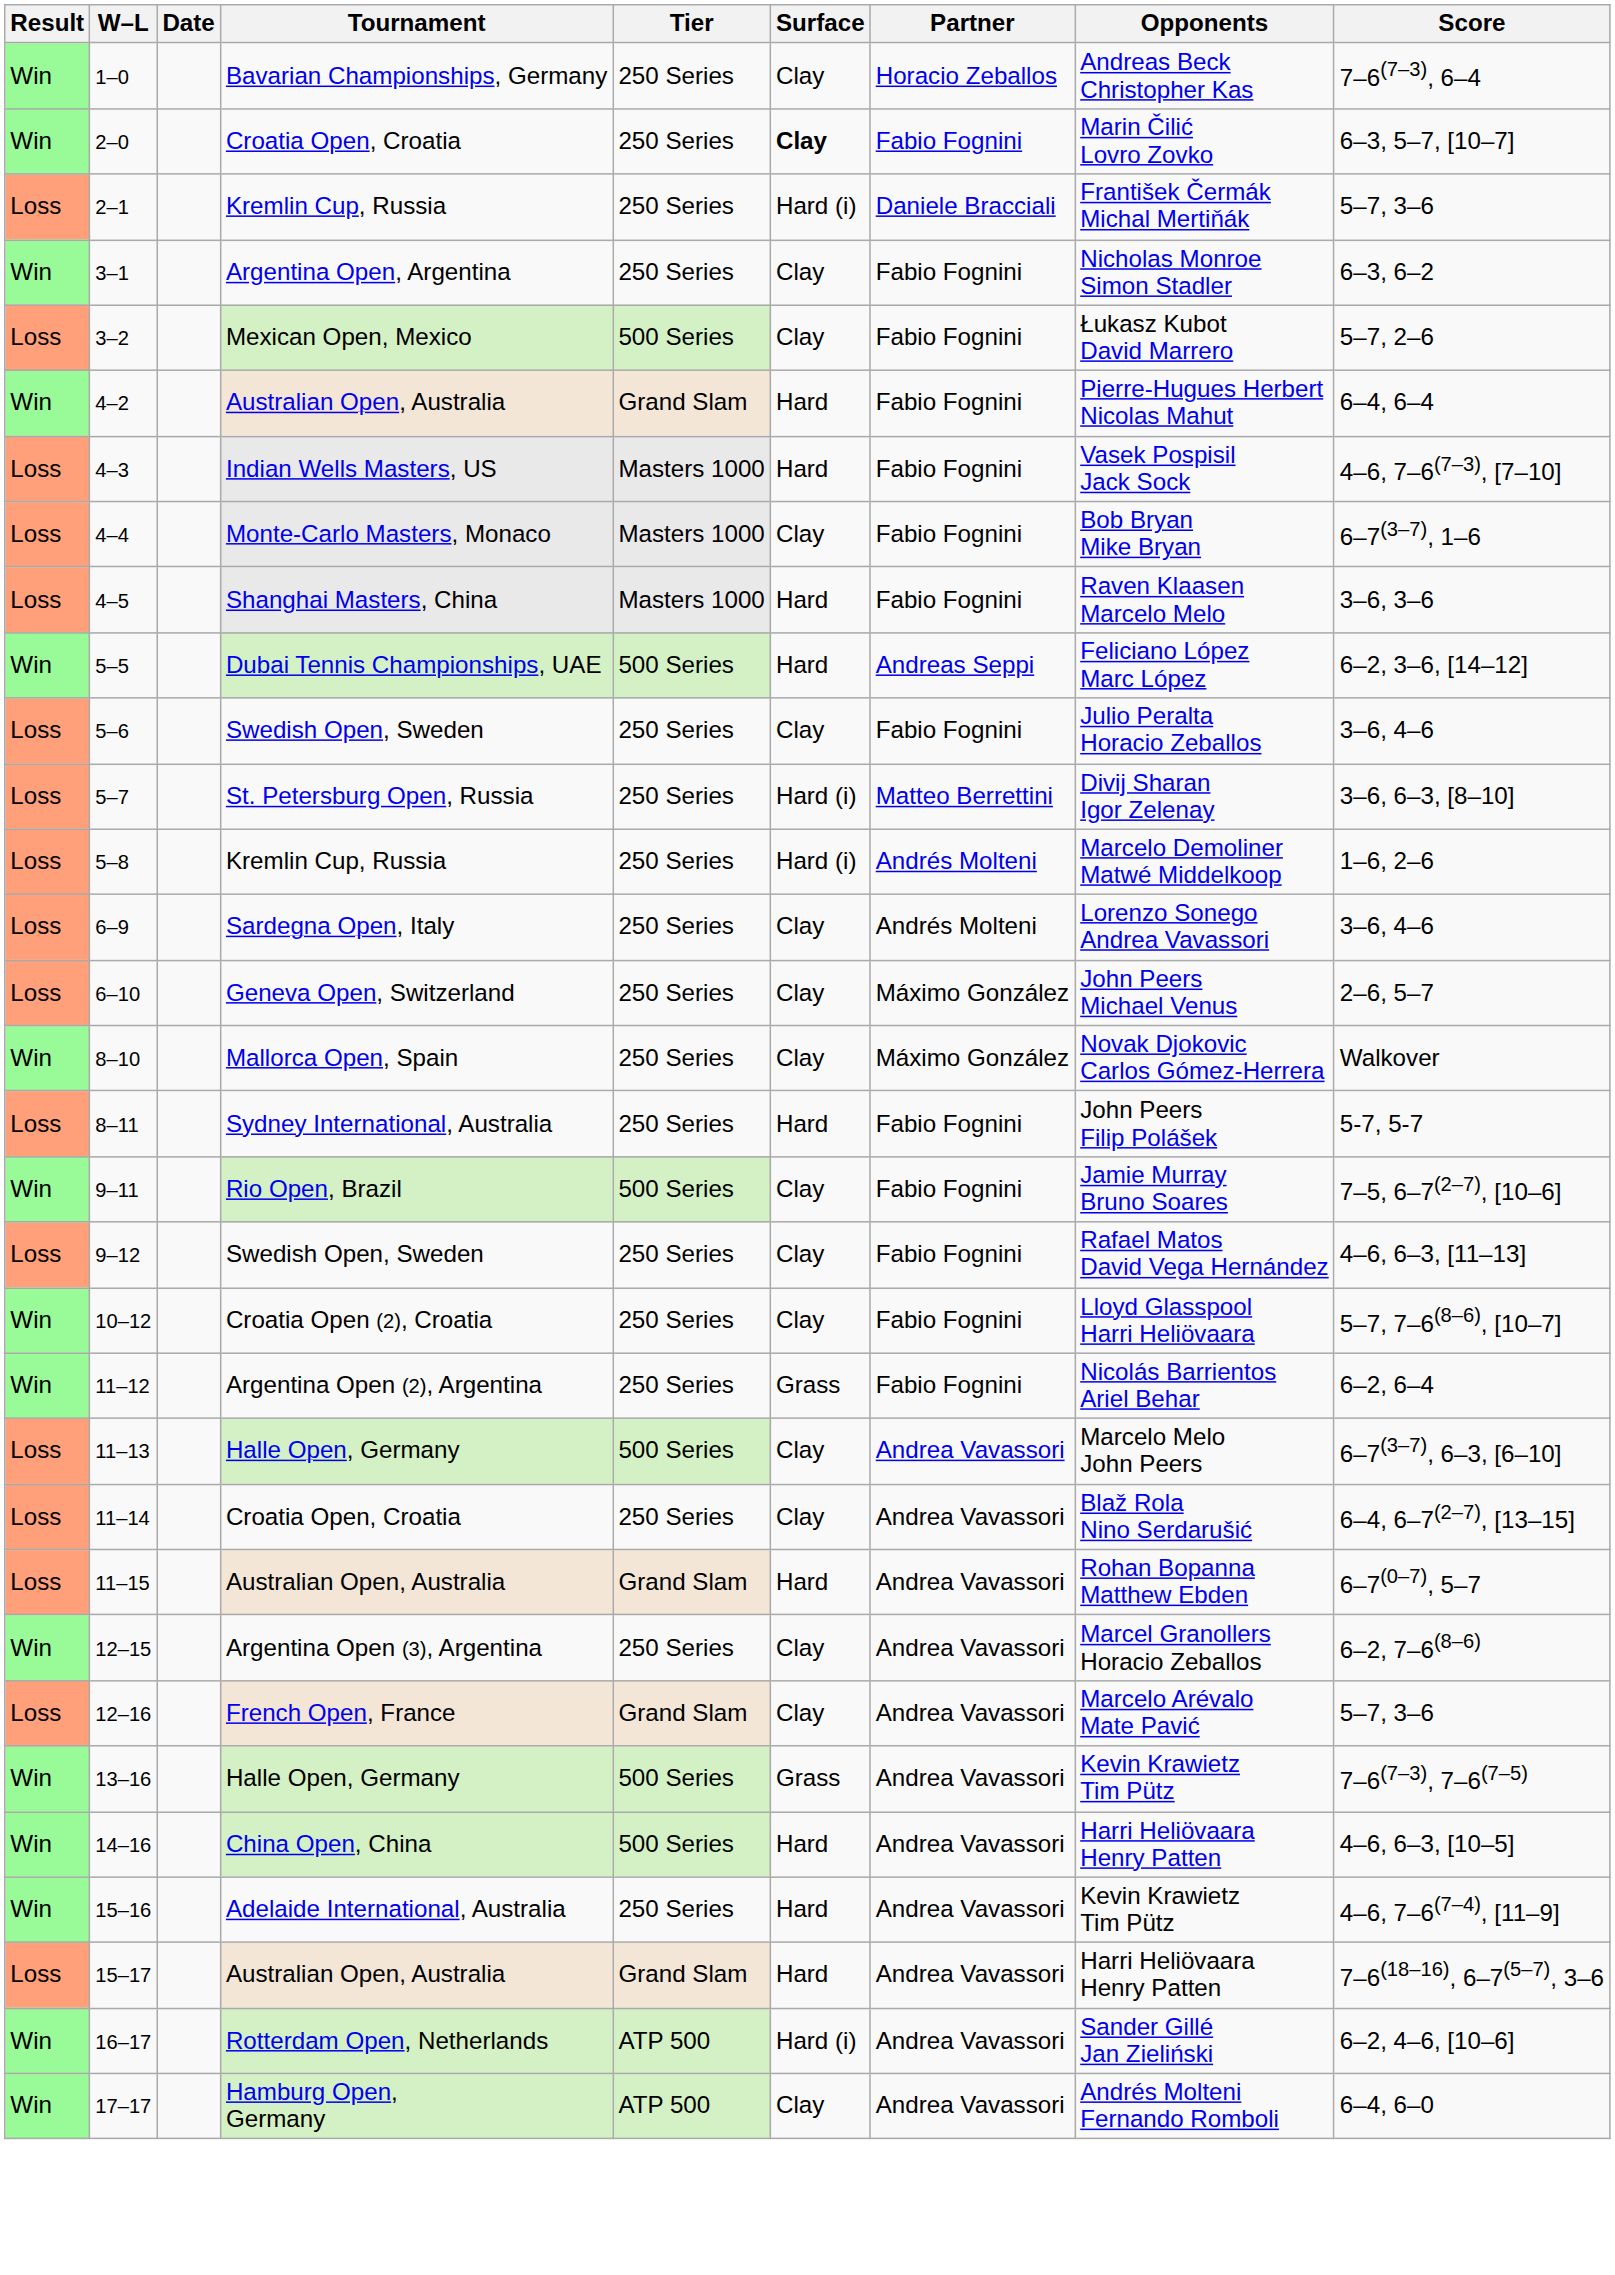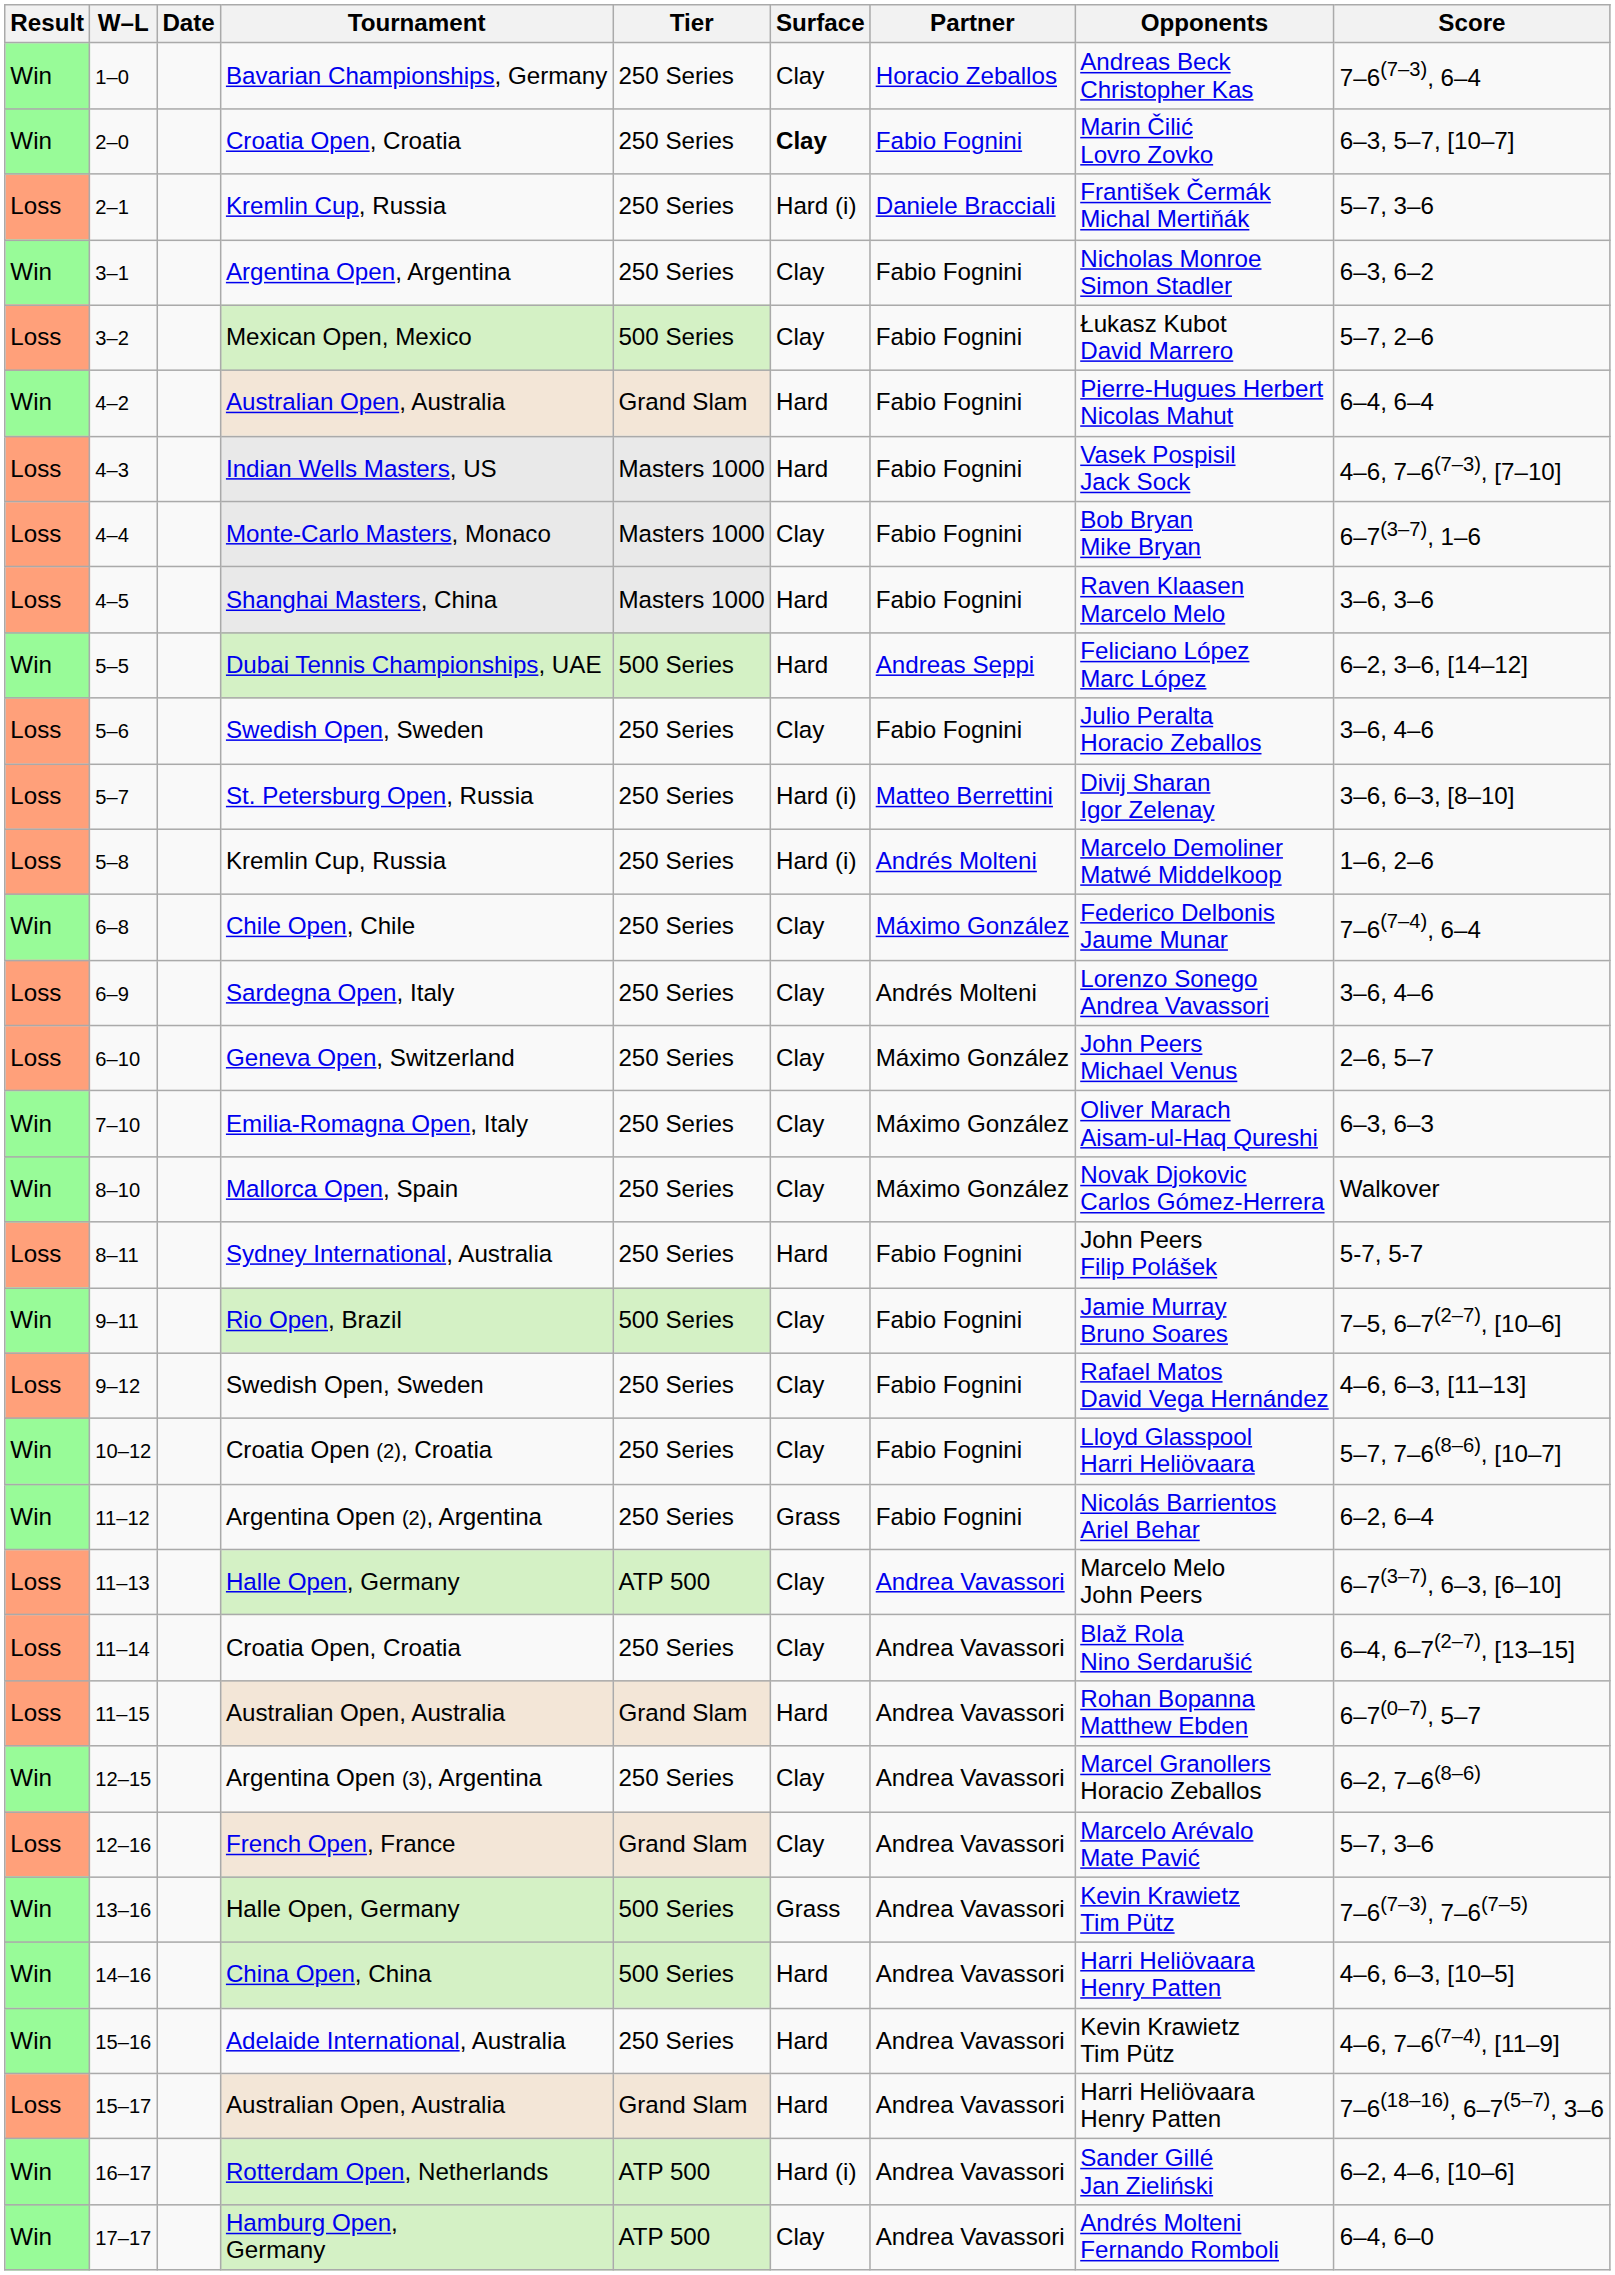+ row: (112, 928)
+ row: (118, 1125)
(676, 1450) 500 Series -> (664, 1581) ATP 500
